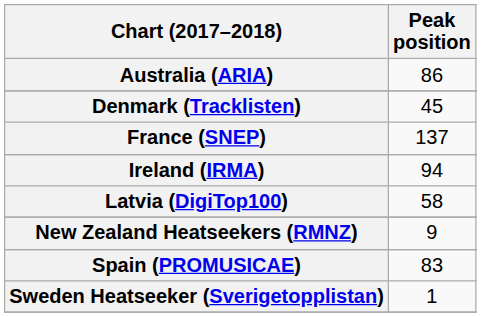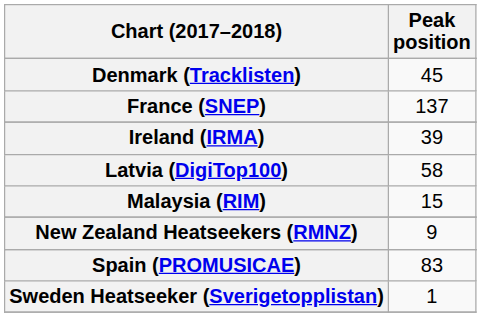- row: (197, 74)
(432, 169) 94 -> (432, 138) 39
+ row: (197, 201)
